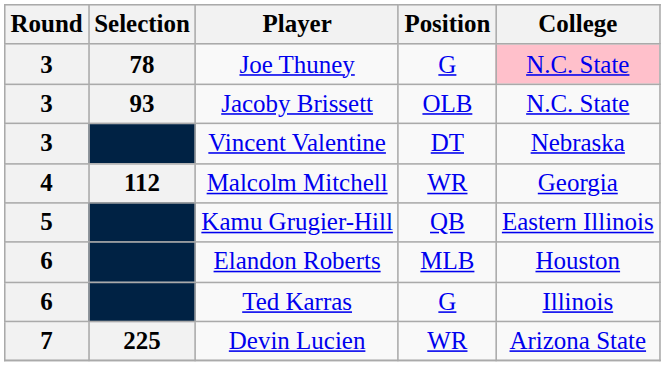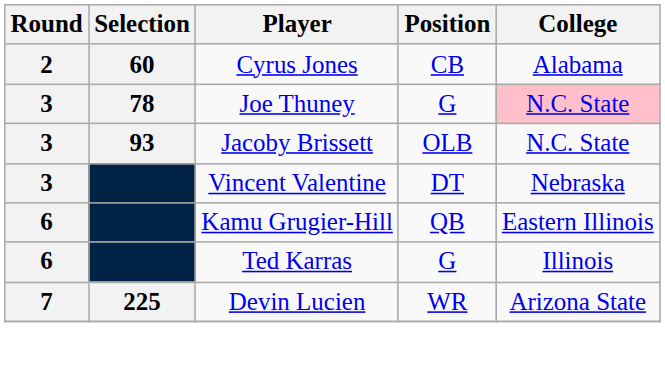+ row: (297, 63)
- row: (297, 182)
(47, 222) 5 -> (47, 222) 6
- row: (297, 261)
